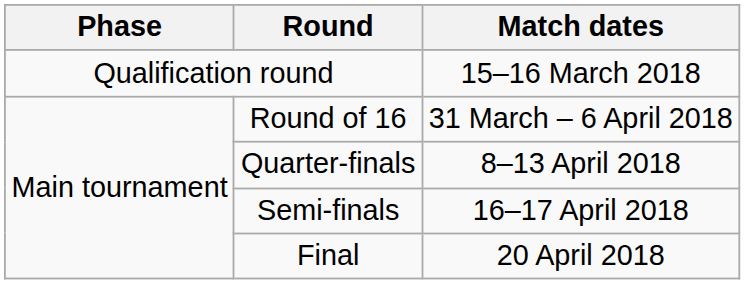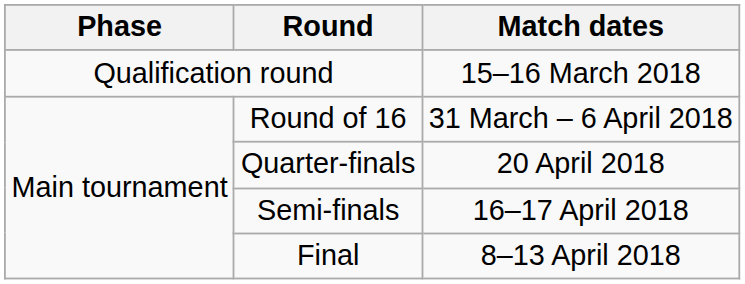(581, 164) 8–13 April 2018 -> (581, 164) 20 April 2018
(581, 255) 20 April 2018 -> (581, 255) 8–13 April 2018
